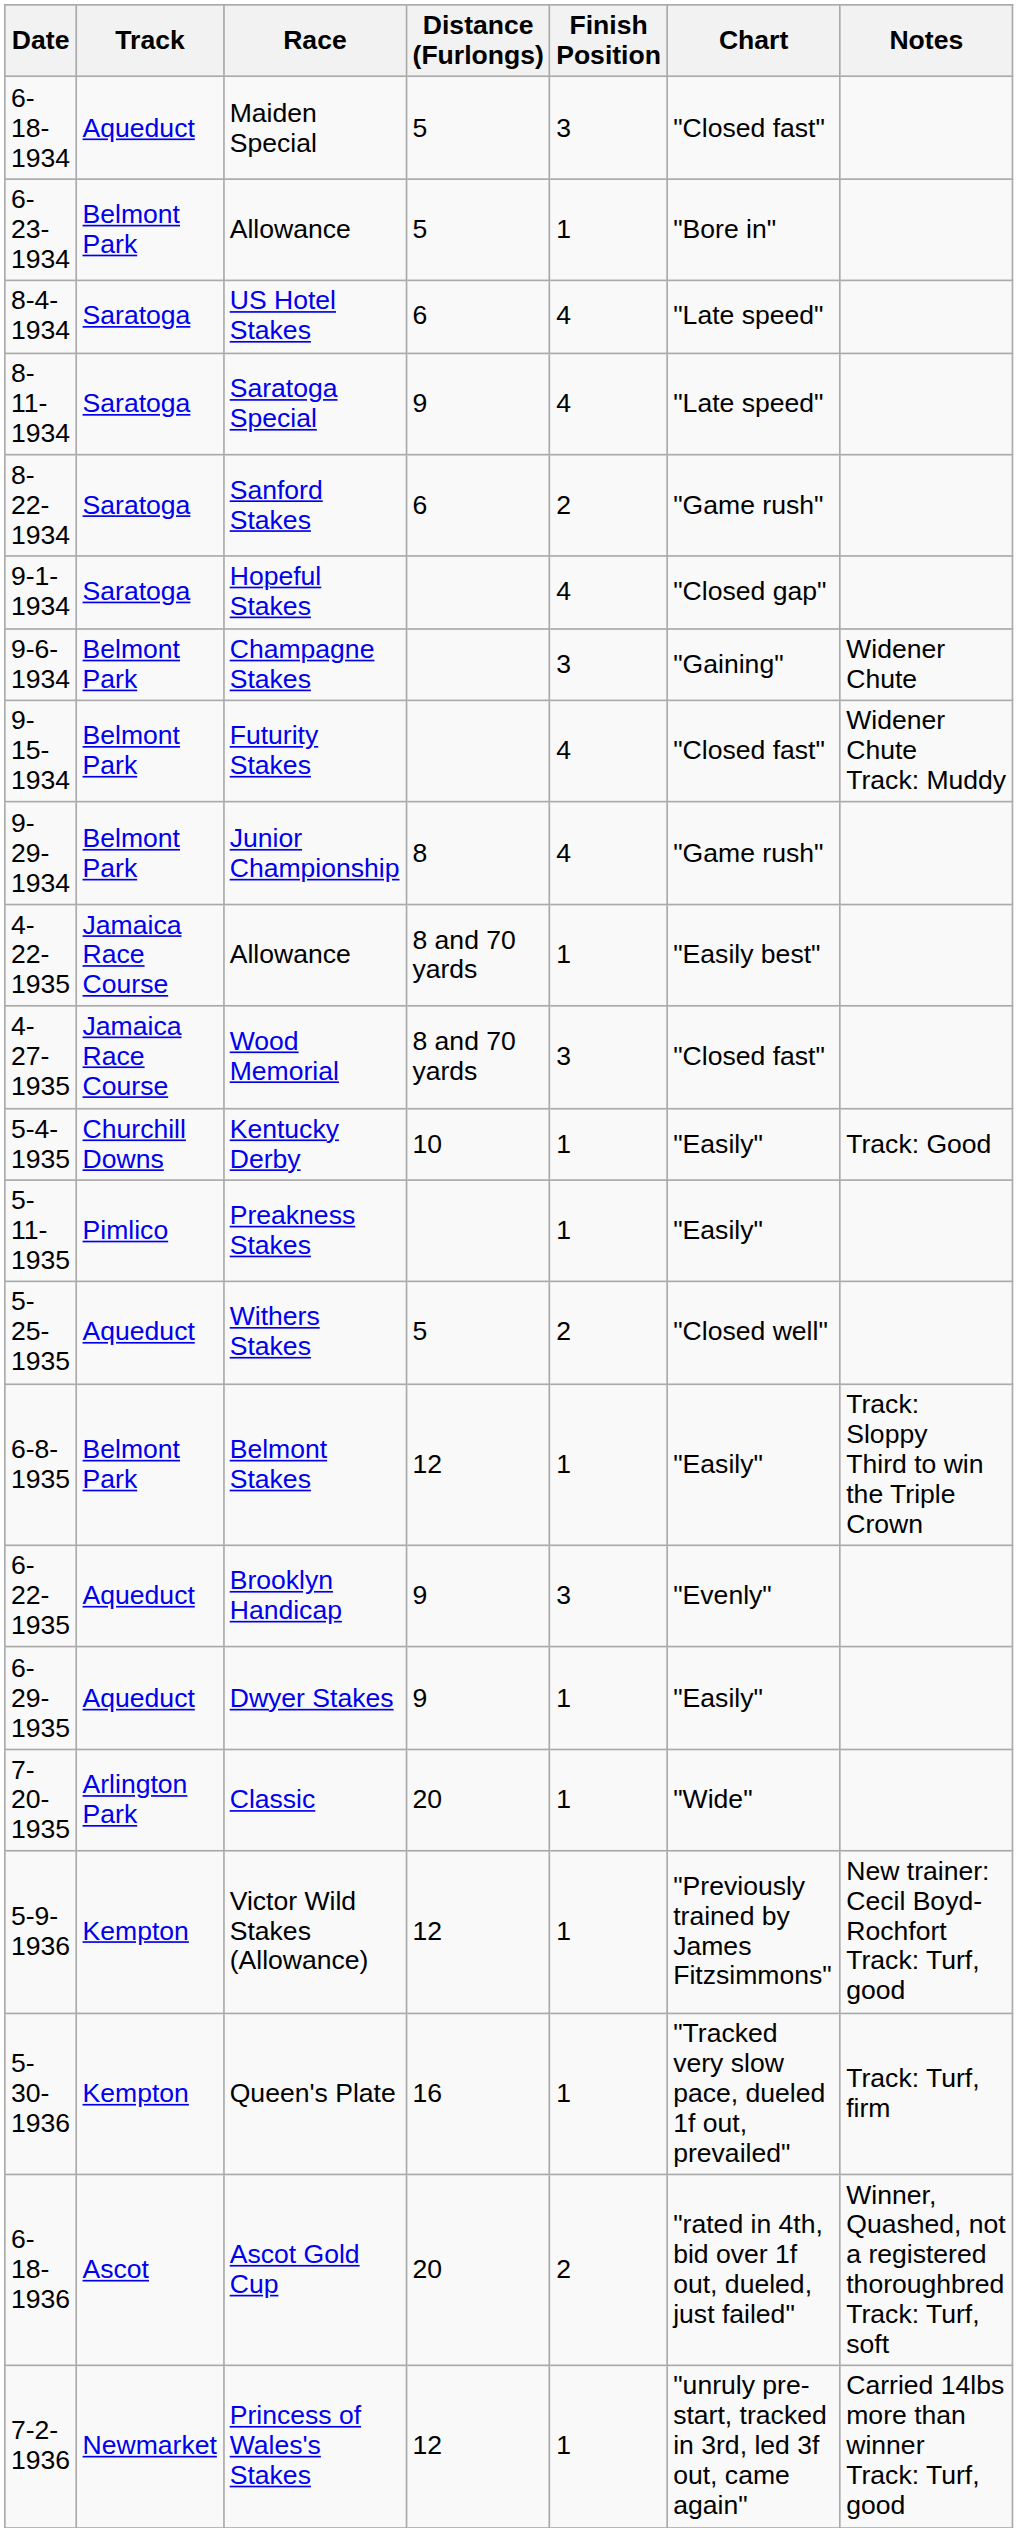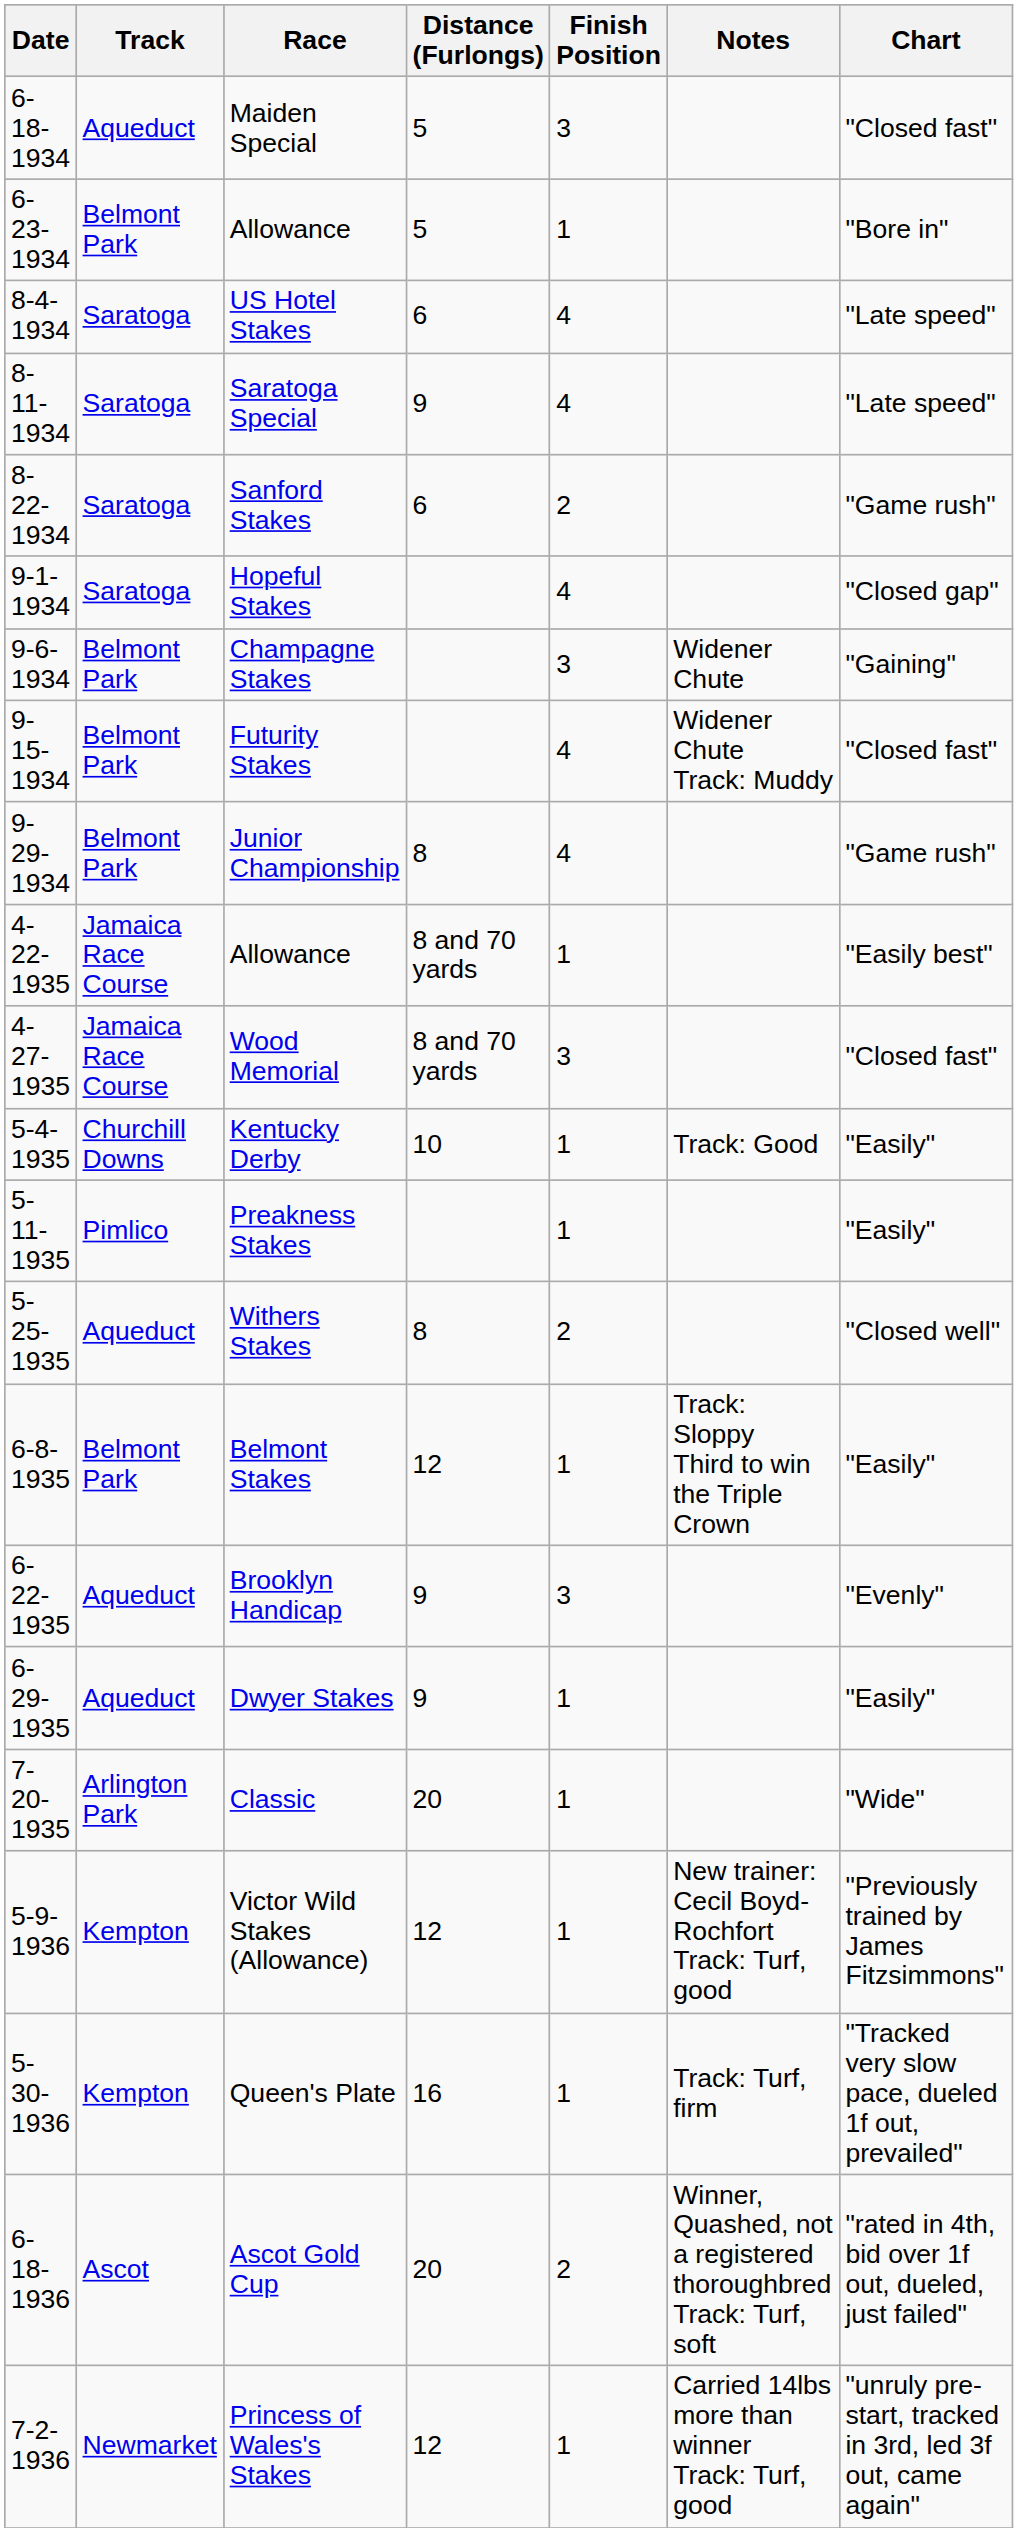columns swapped: (754, 40) <-> (926, 40)
(420, 1332) 5 -> (420, 1332) 8
